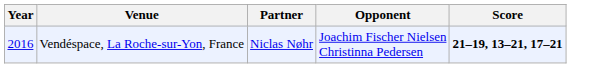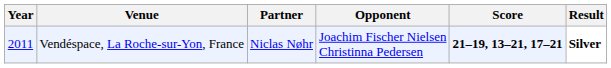+ column: (586, 15)
(20, 44) 2016 -> (20, 44) 2011
